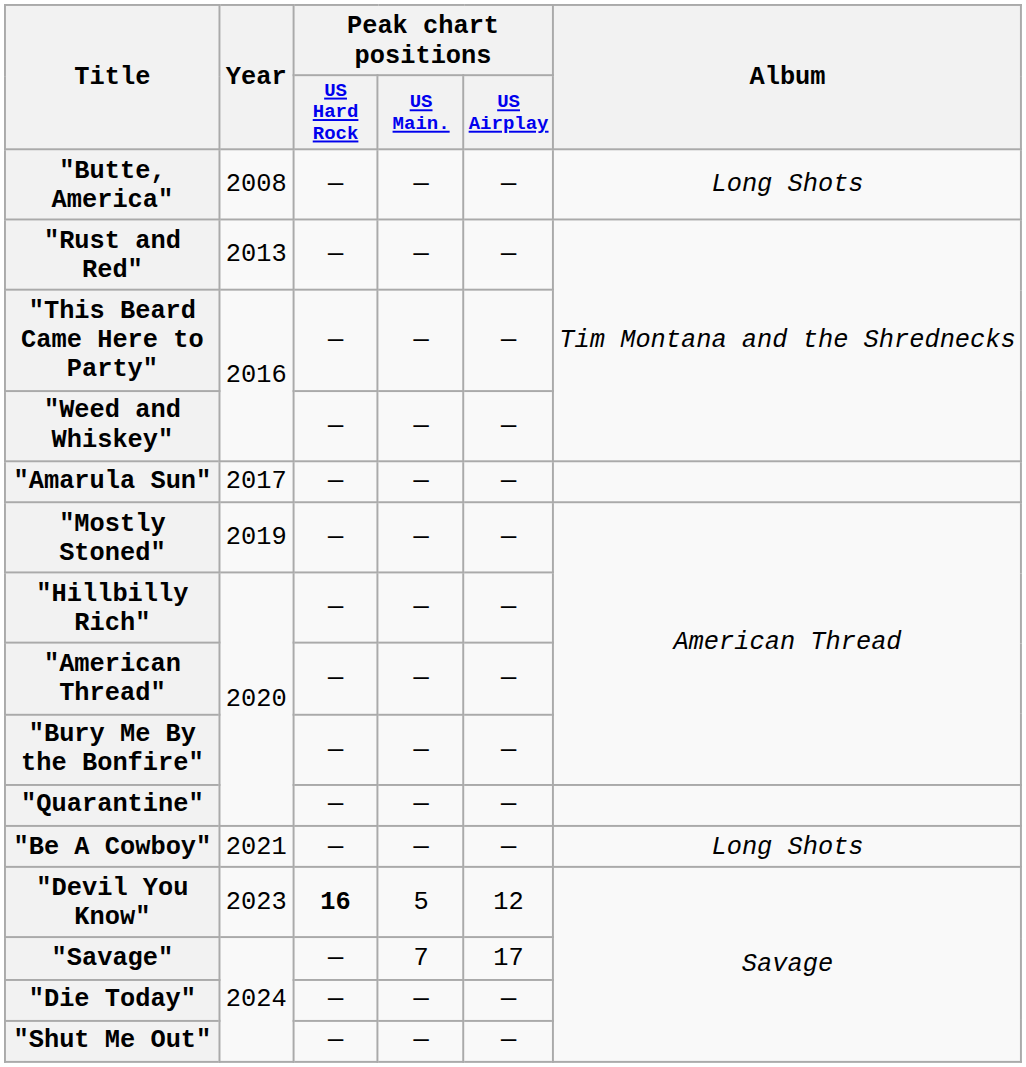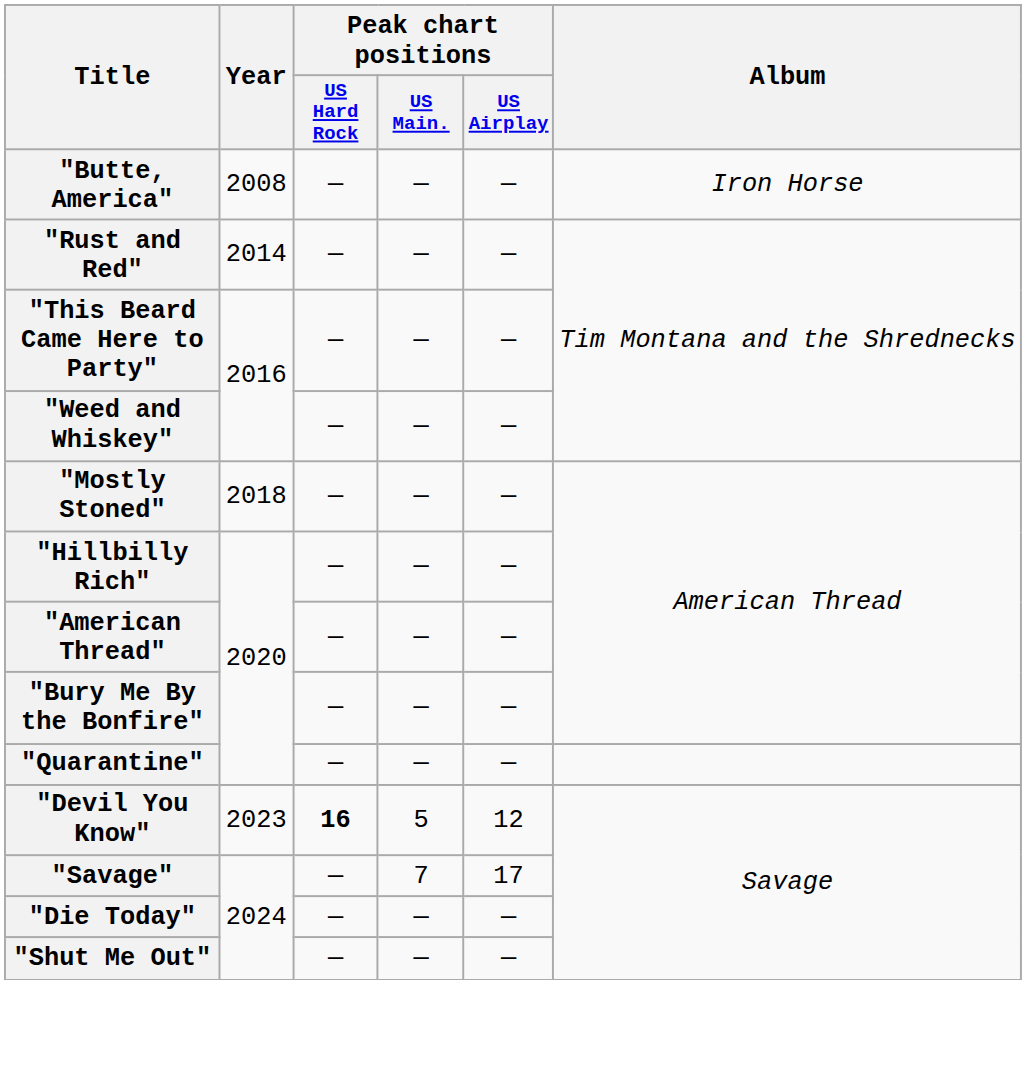(788, 185) Long Shots -> (788, 185) Iron Horse
(256, 255) 2013 -> (256, 255) 2014
- row: (112, 482)
(256, 538) 2019 -> (256, 496) 2018
- row: (112, 846)
